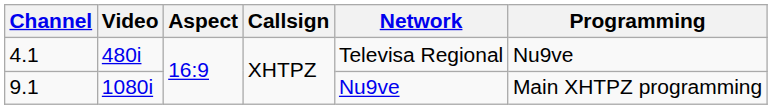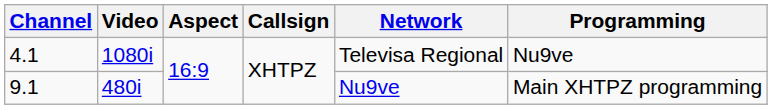(122, 54) 480i -> (127, 54) 1080i
(127, 87) 1080i -> (122, 87) 480i
